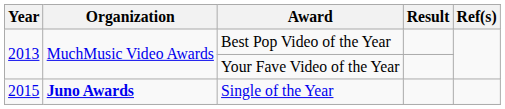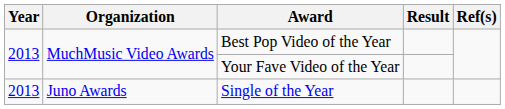(24, 91) 2015 -> (24, 91) 2013
(90, 91) bold -> (87, 91) normal
